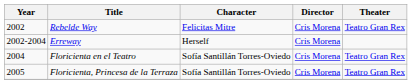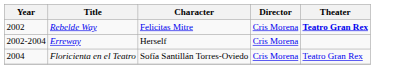(375, 27) normal -> (335, 27) bold
- row: (114, 72)
